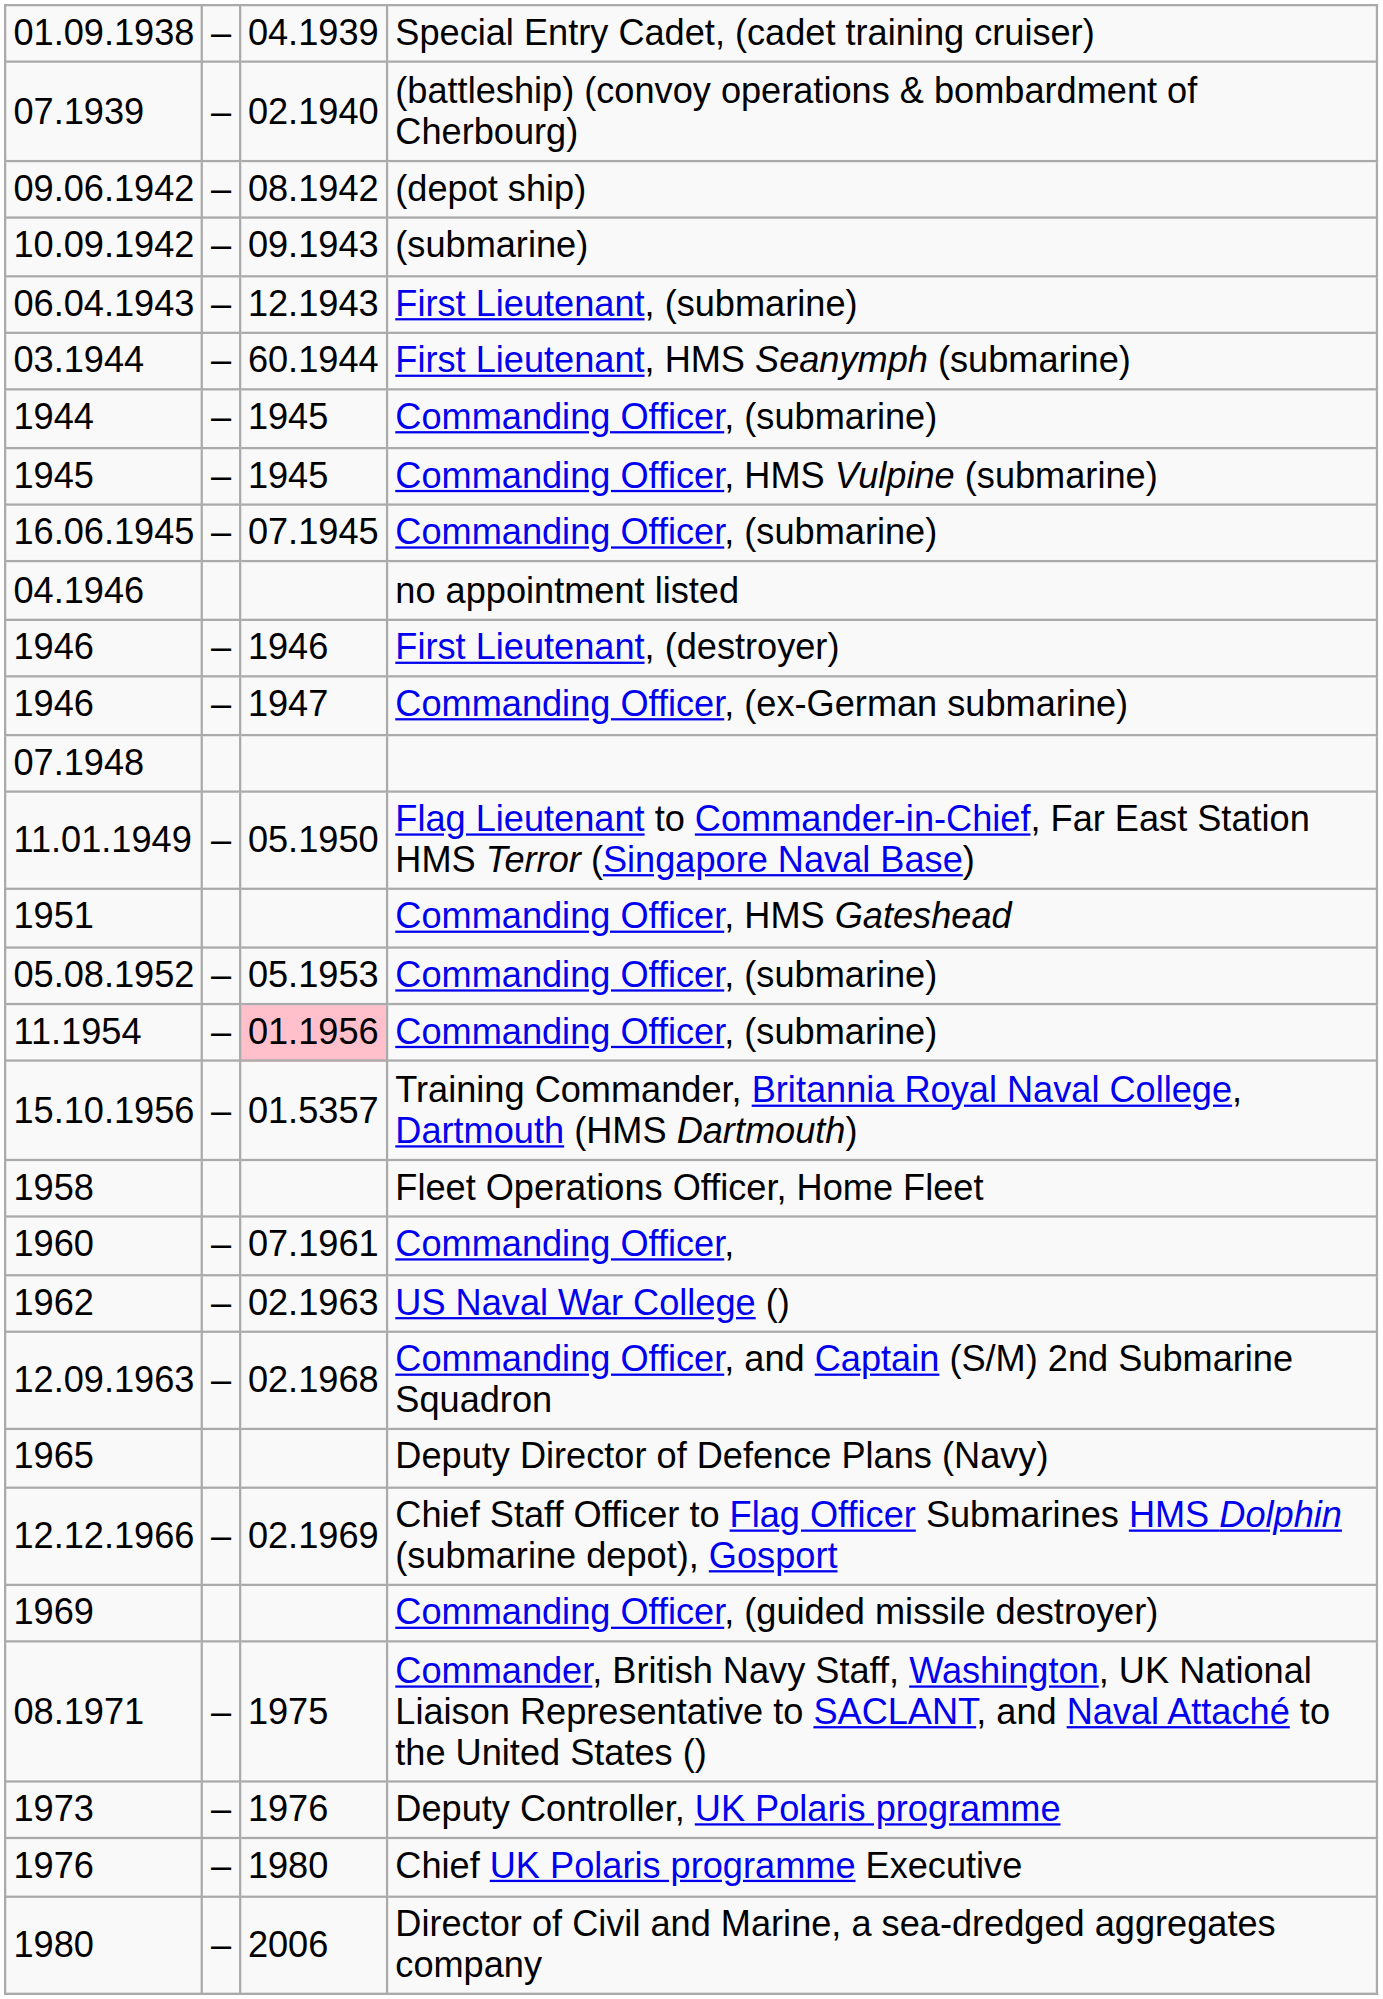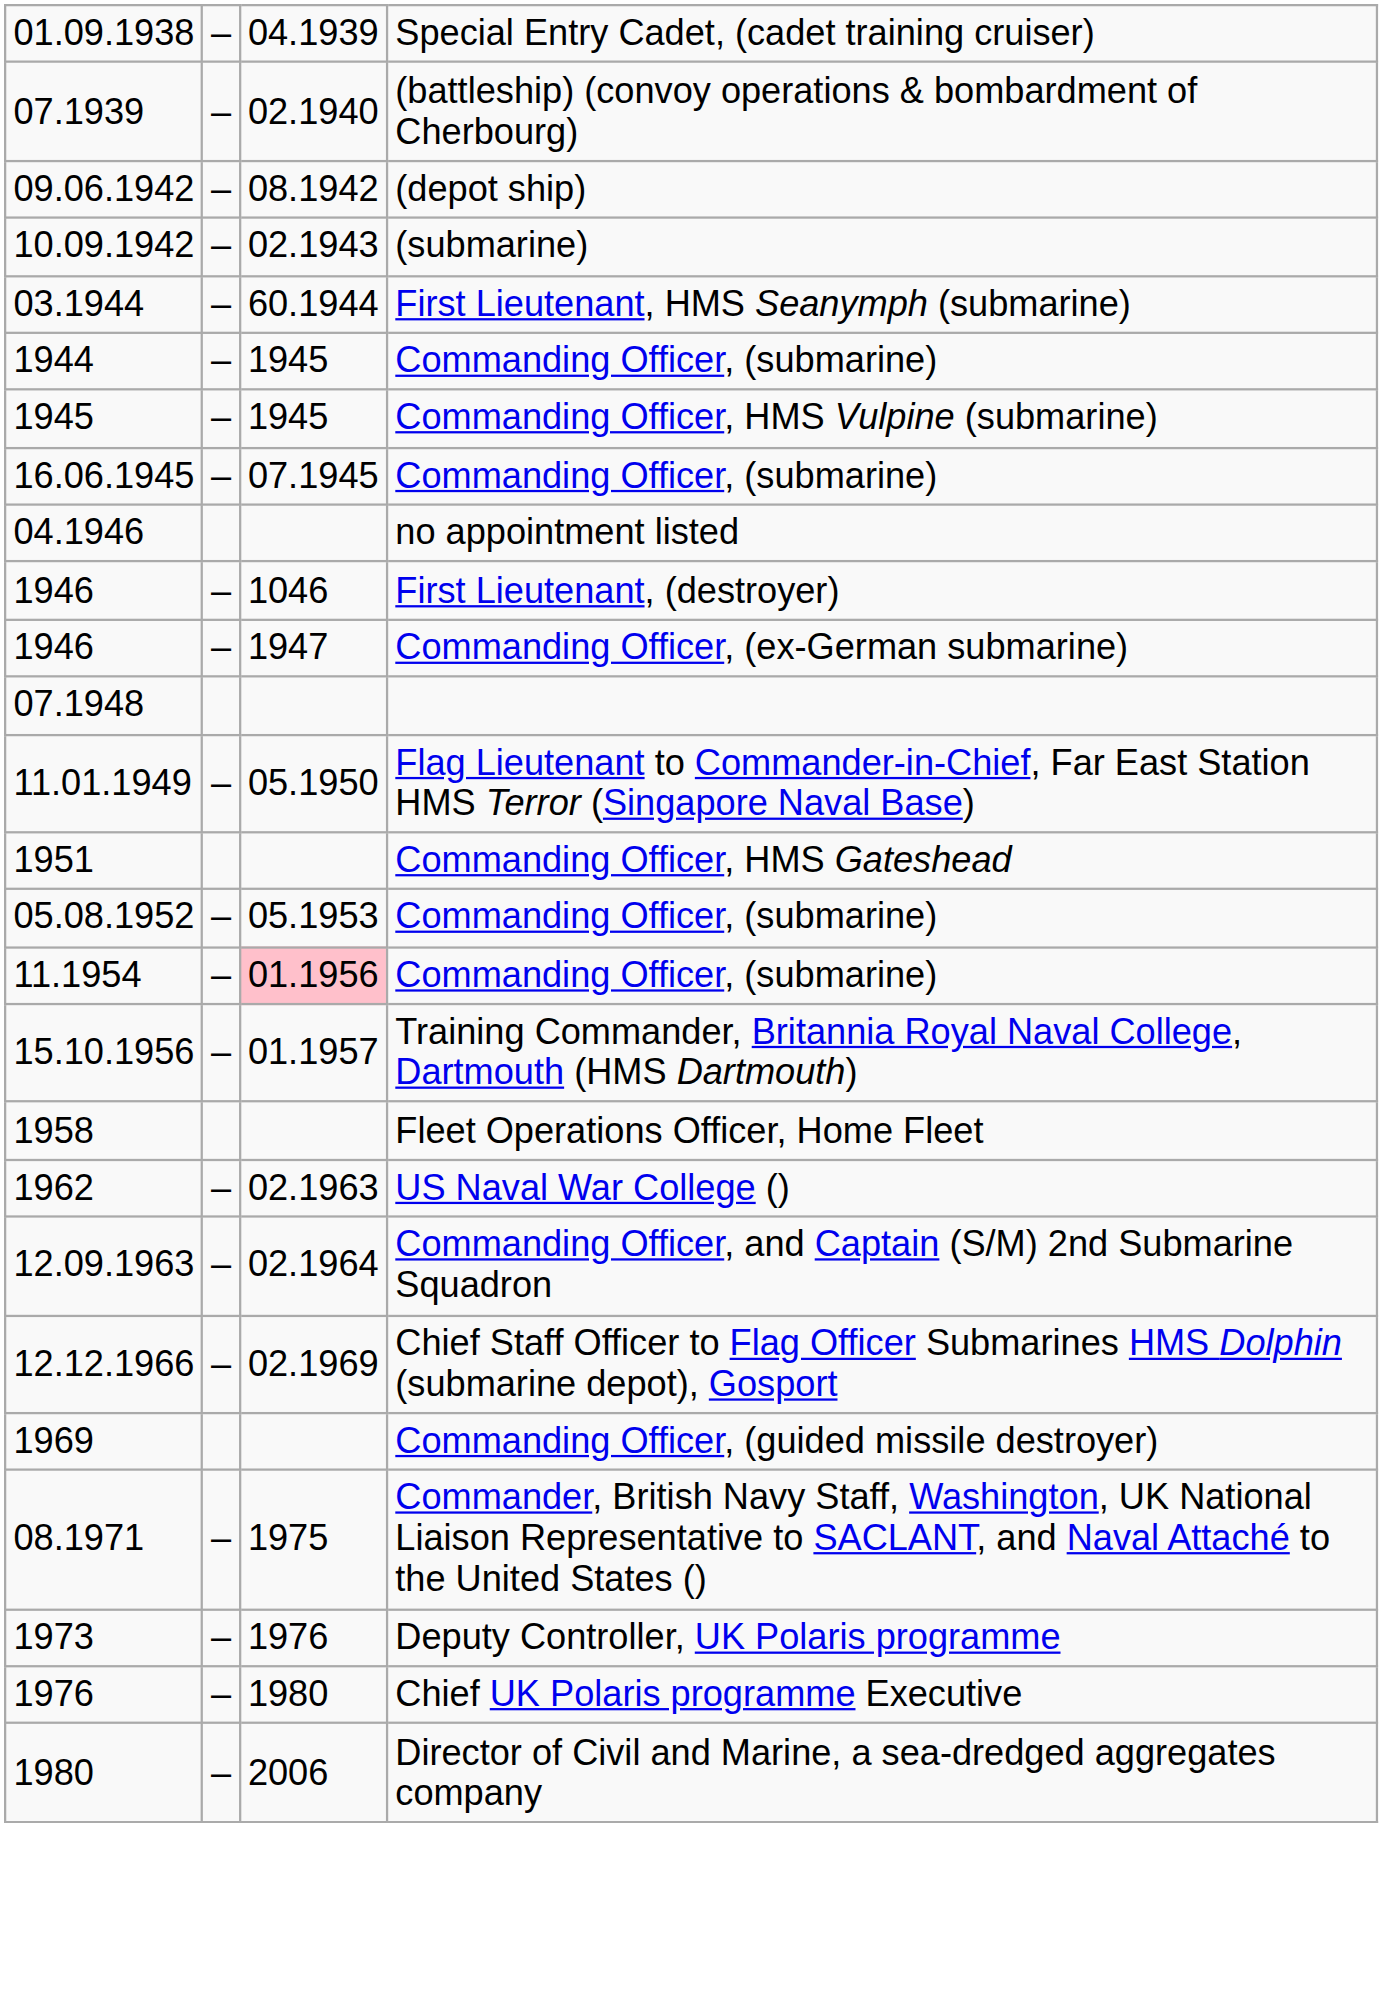(313, 245) 09.1943 -> (313, 245) 02.1943
- row: (104, 303)
(288, 647) 1946 -> (288, 589) 1046
(313, 1109) 01.5357 -> (313, 1052) 01.1957
- row: (54, 1244)
(313, 1379) 02.1968 -> (313, 1265) 02.1964
- row: (54, 1457)
